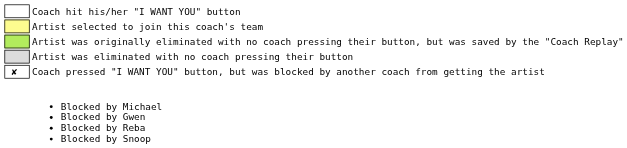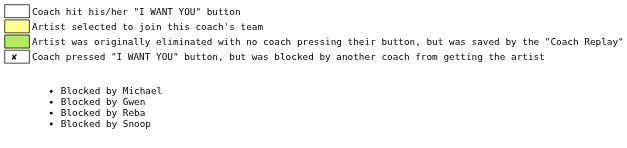- row: (193, 57)
